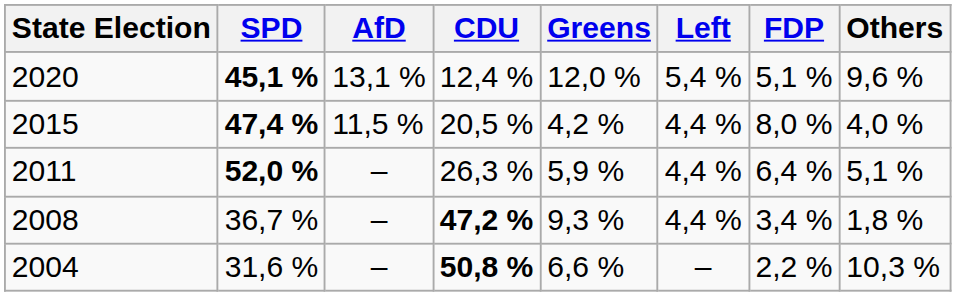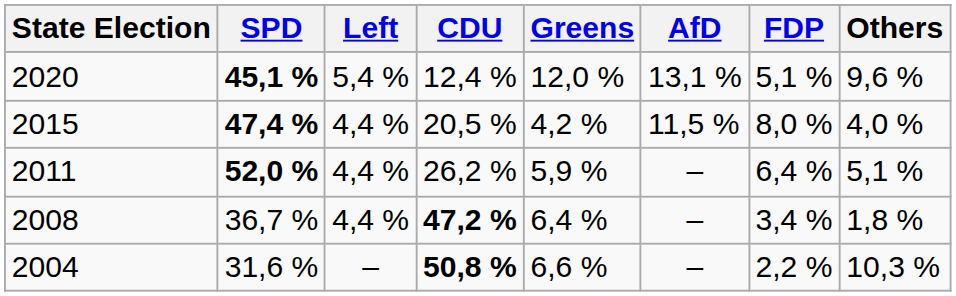columns swapped: (379, 28) <-> (703, 28)
(487, 171) 26,3 % -> (470, 171) 26,2 %
(586, 219) 9,3 % -> (569, 219) 6,4 %
